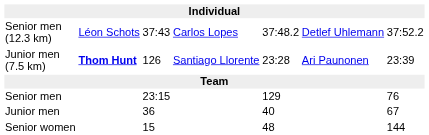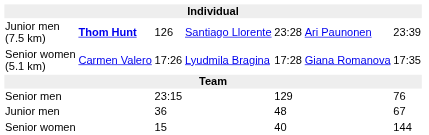- row: (33, 32)
+ row: (40, 60)
(268, 112) 40 -> (280, 112) 48
(268, 127) 48 -> (280, 127) 40
